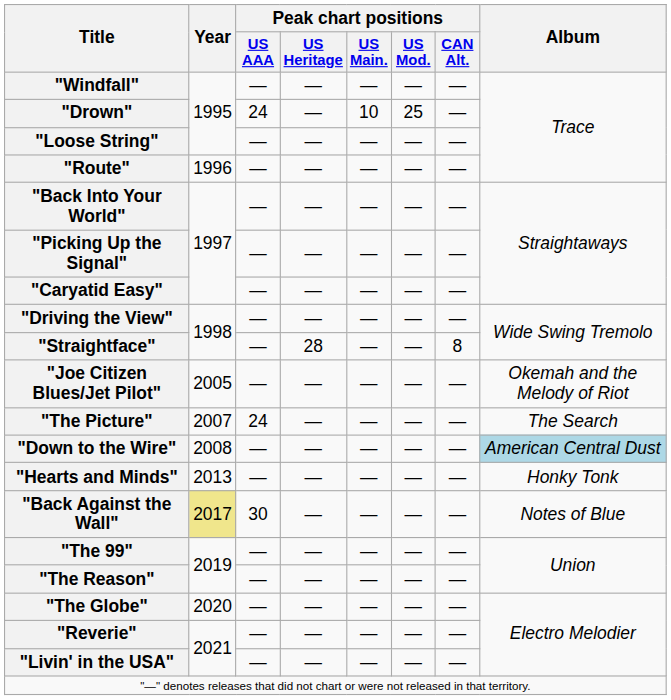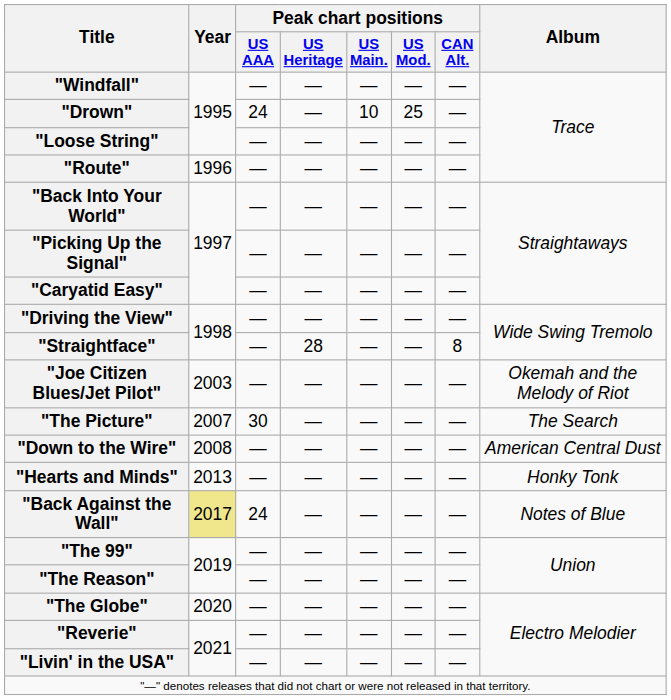(213, 383) 2005 -> (213, 383) 2003
(258, 421) 24 -> (258, 421) 30
(573, 448) lightblue background -> (573, 448) no background
(258, 513) 30 -> (258, 513) 24
